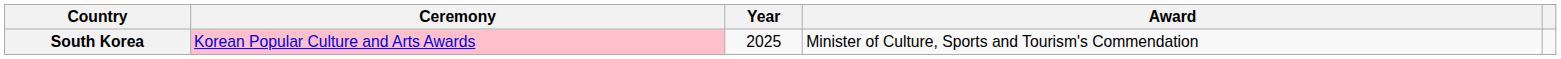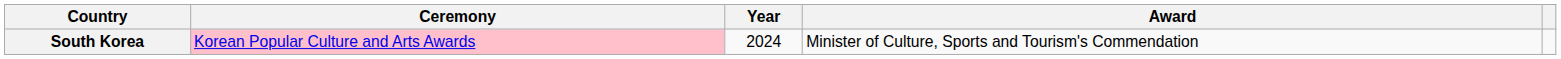(764, 41) 2025 -> (764, 41) 2024
